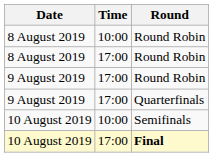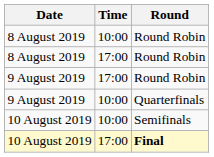(113, 99) 17:00 -> (113, 99) 10:00
